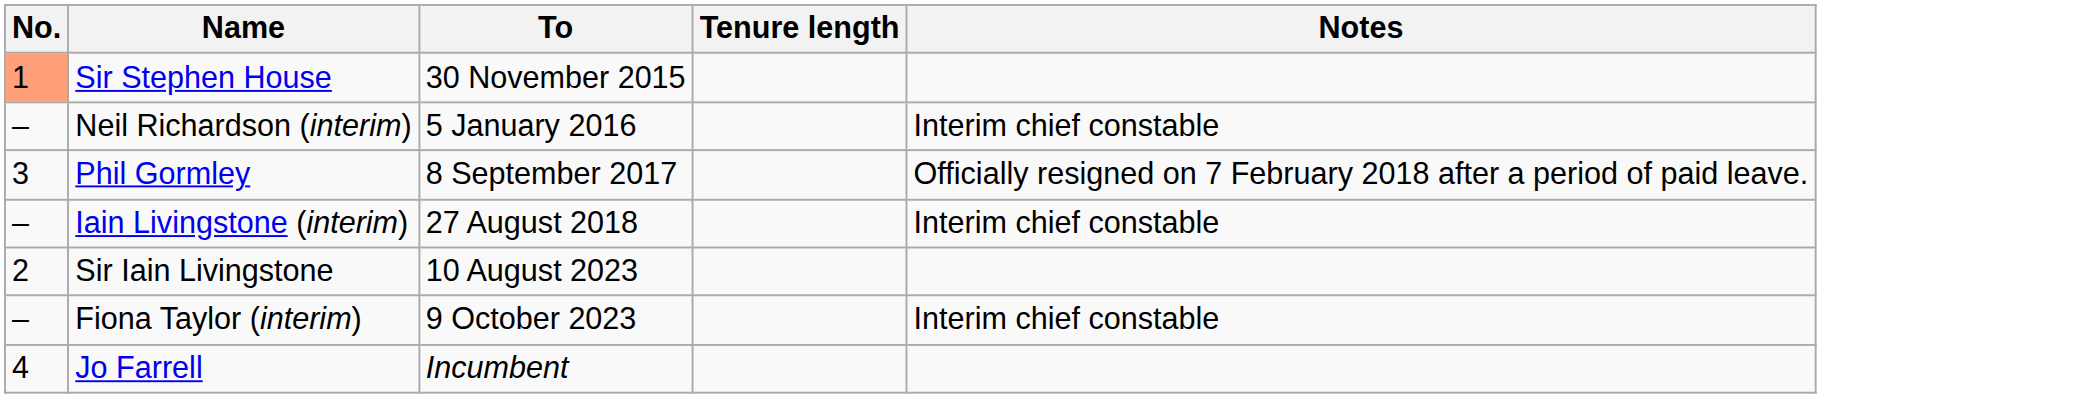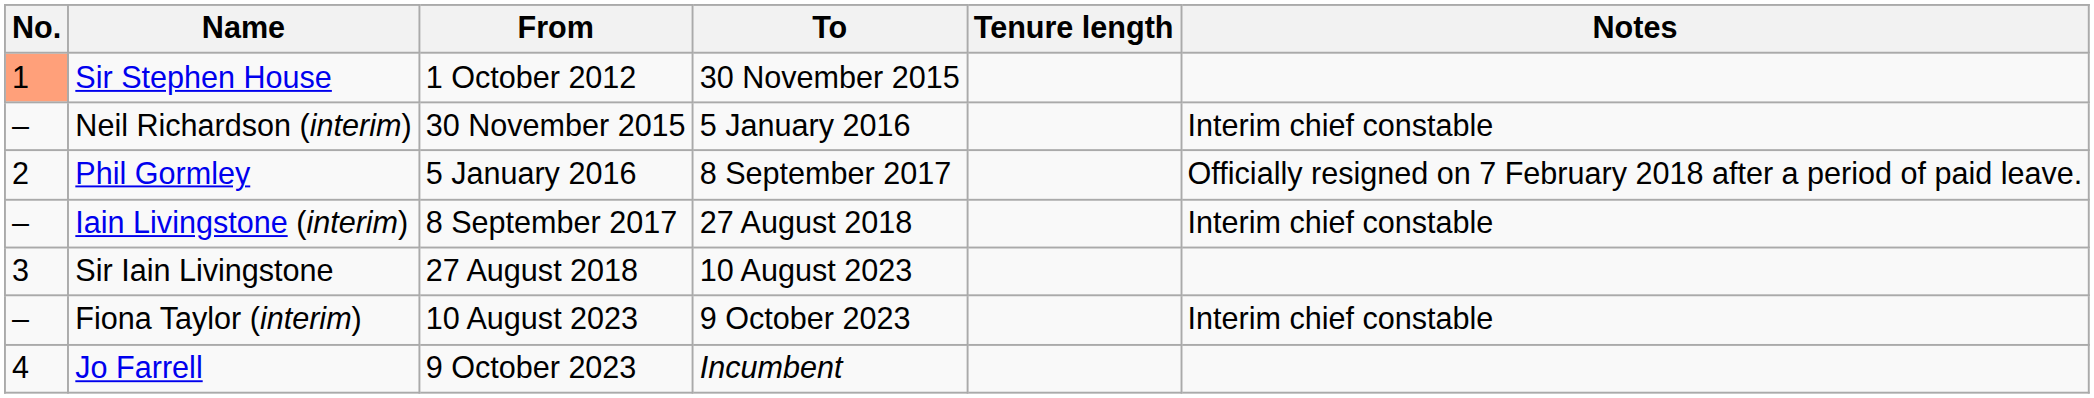+ column: (556, 28)
(21, 174) 3 -> (21, 174) 2
(21, 271) 2 -> (21, 271) 3
